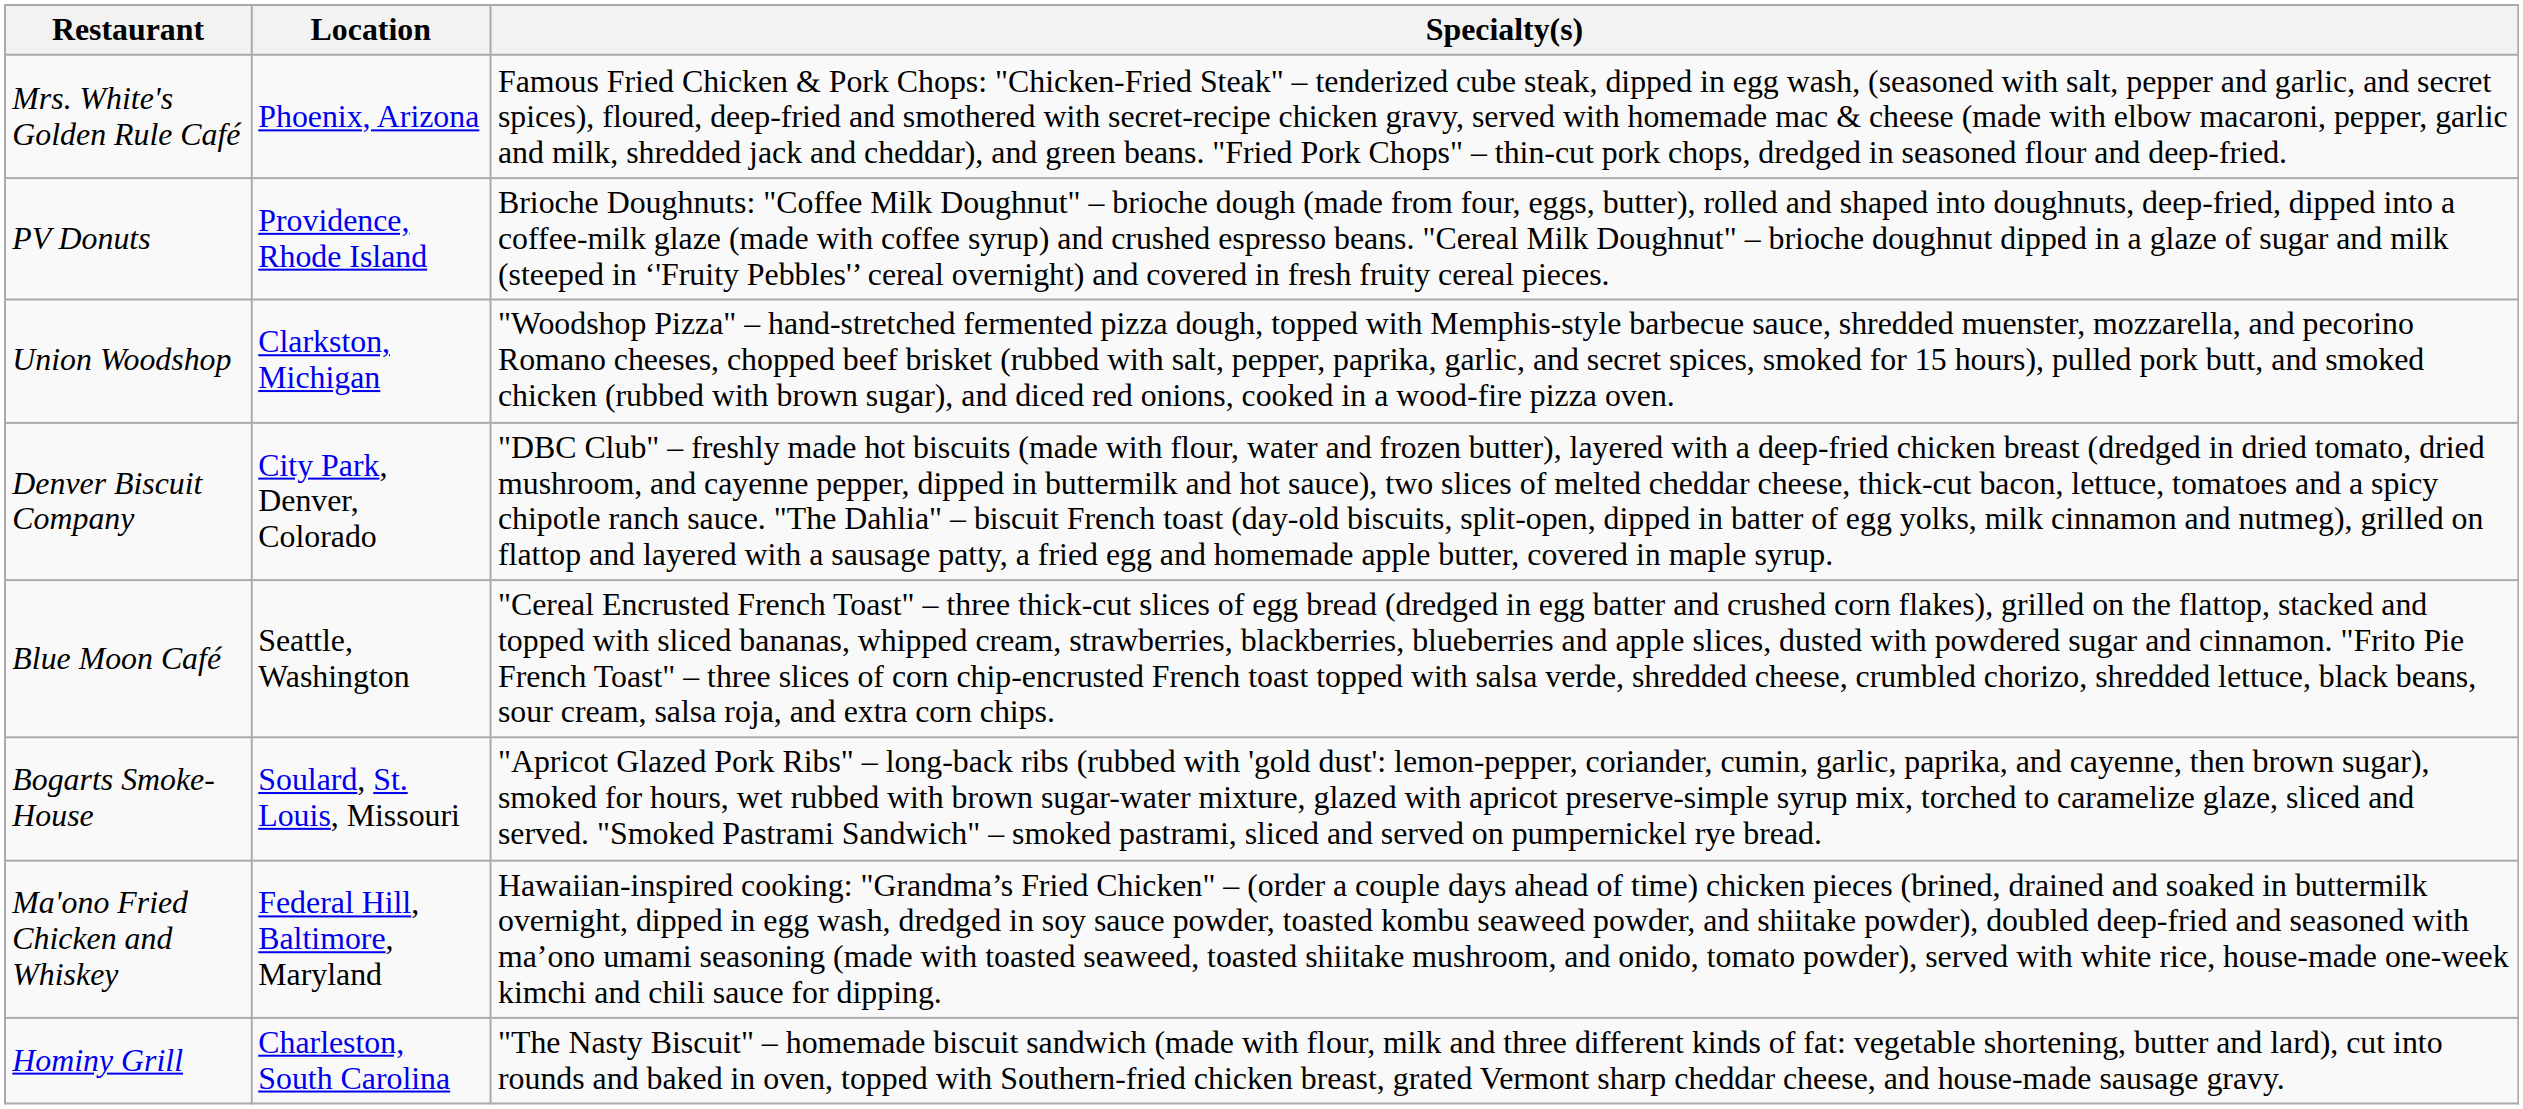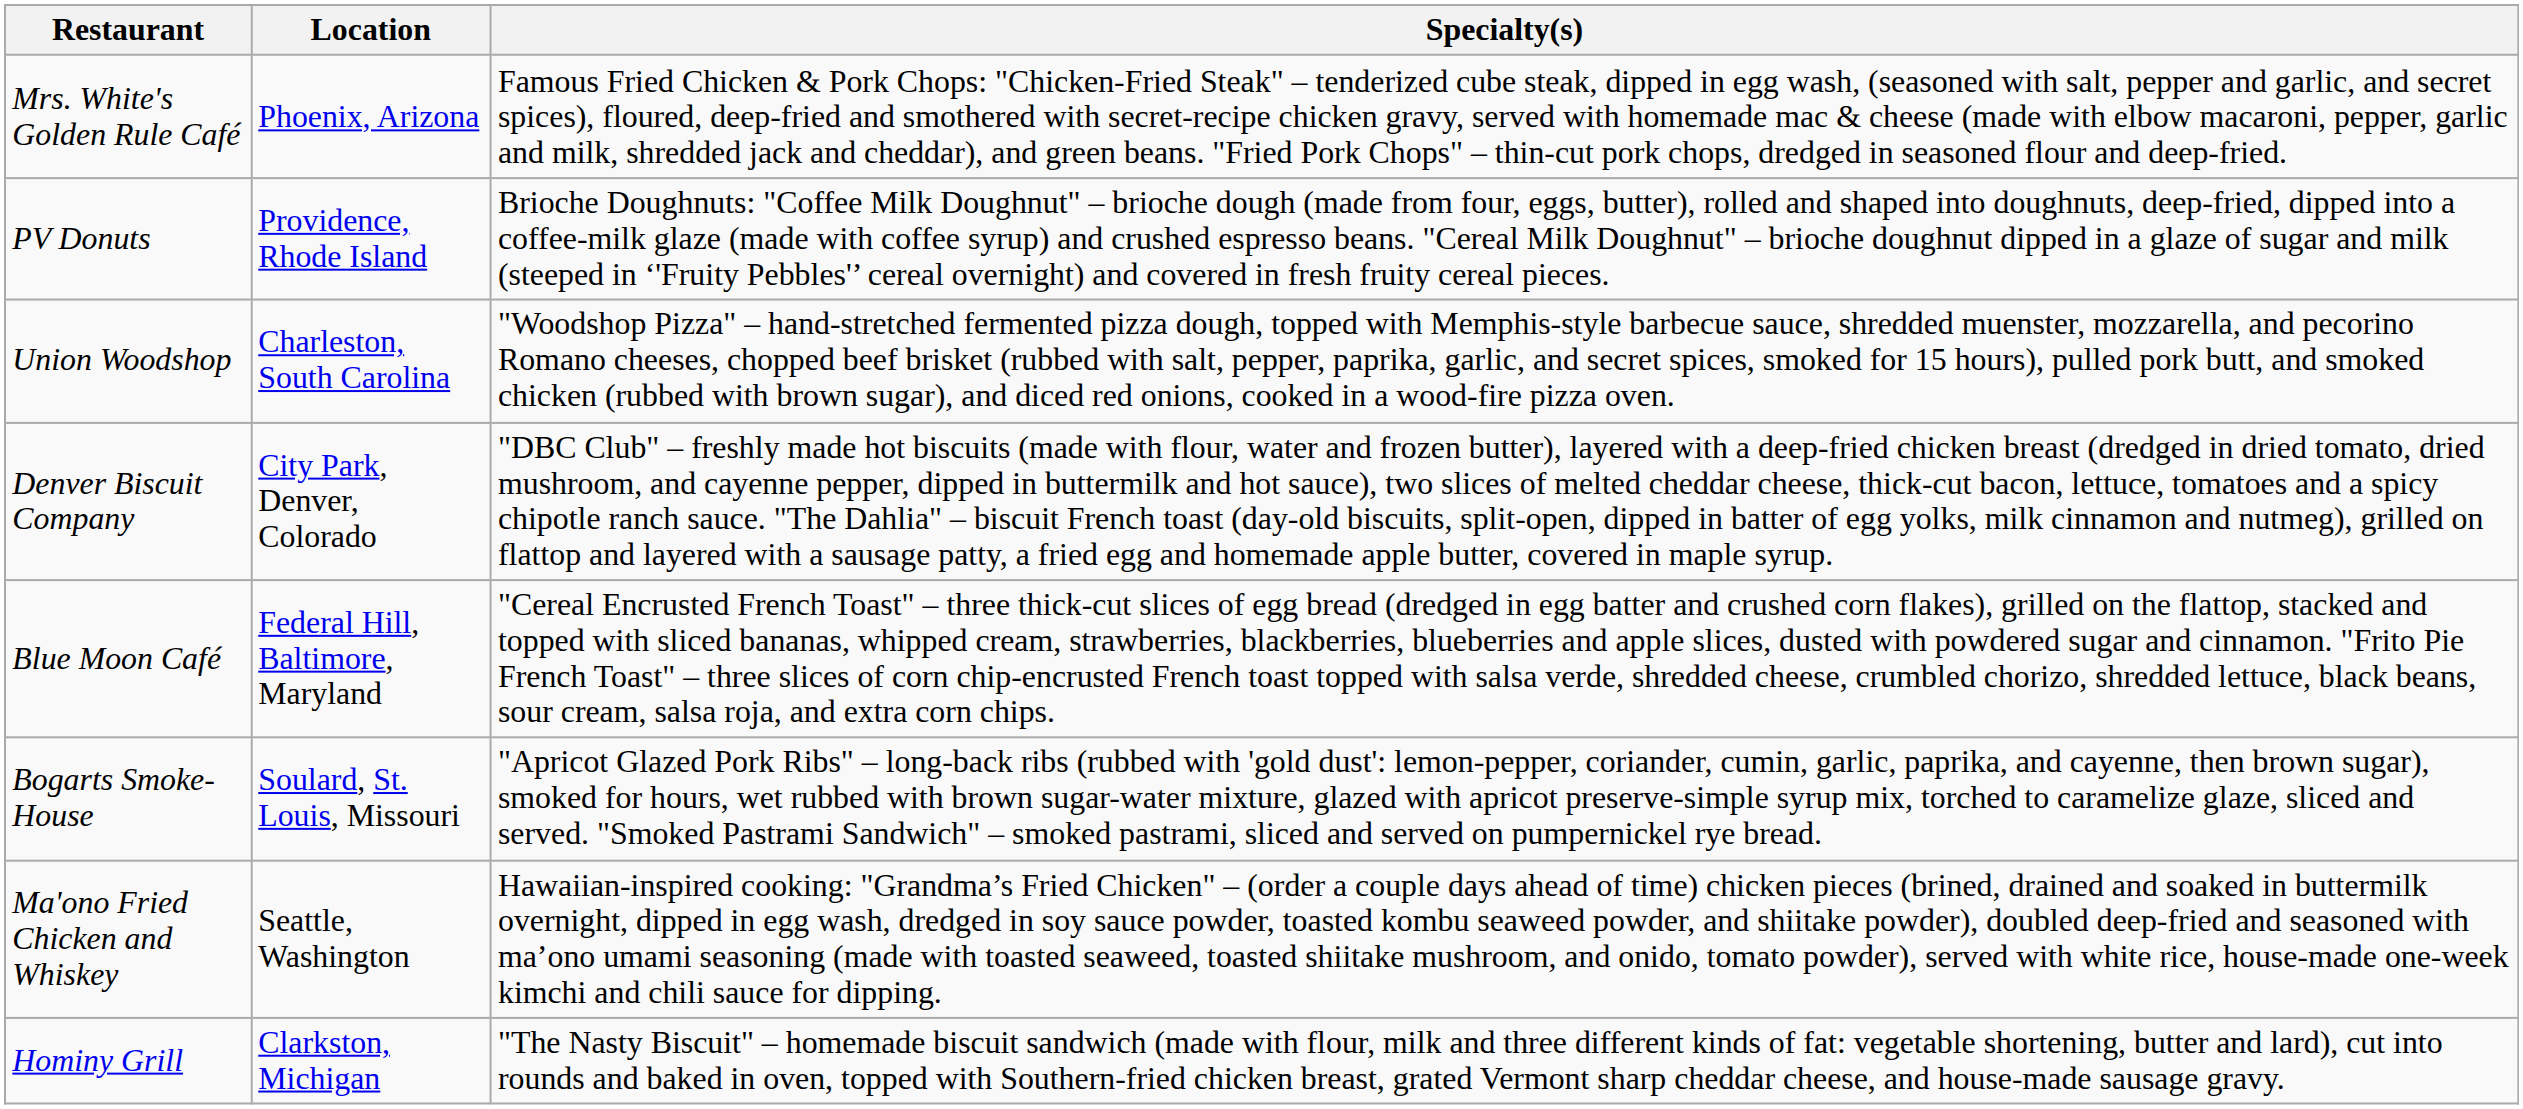(324, 360) Clarkston, Michigan -> (354, 360) Charleston, South Carolina
(334, 658) Seattle, Washington -> (339, 658) Federal Hill, Baltimore, Maryland
(339, 938) Federal Hill, Baltimore, Maryland -> (334, 938) Seattle, Washington
(354, 1060) Charleston, South Carolina -> (324, 1060) Clarkston, Michigan
